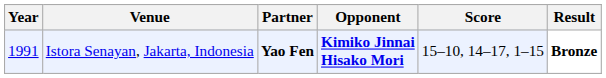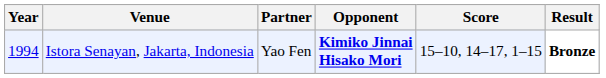(23, 51) 1991 -> (23, 51) 1994
(287, 51) bold -> (286, 51) normal
